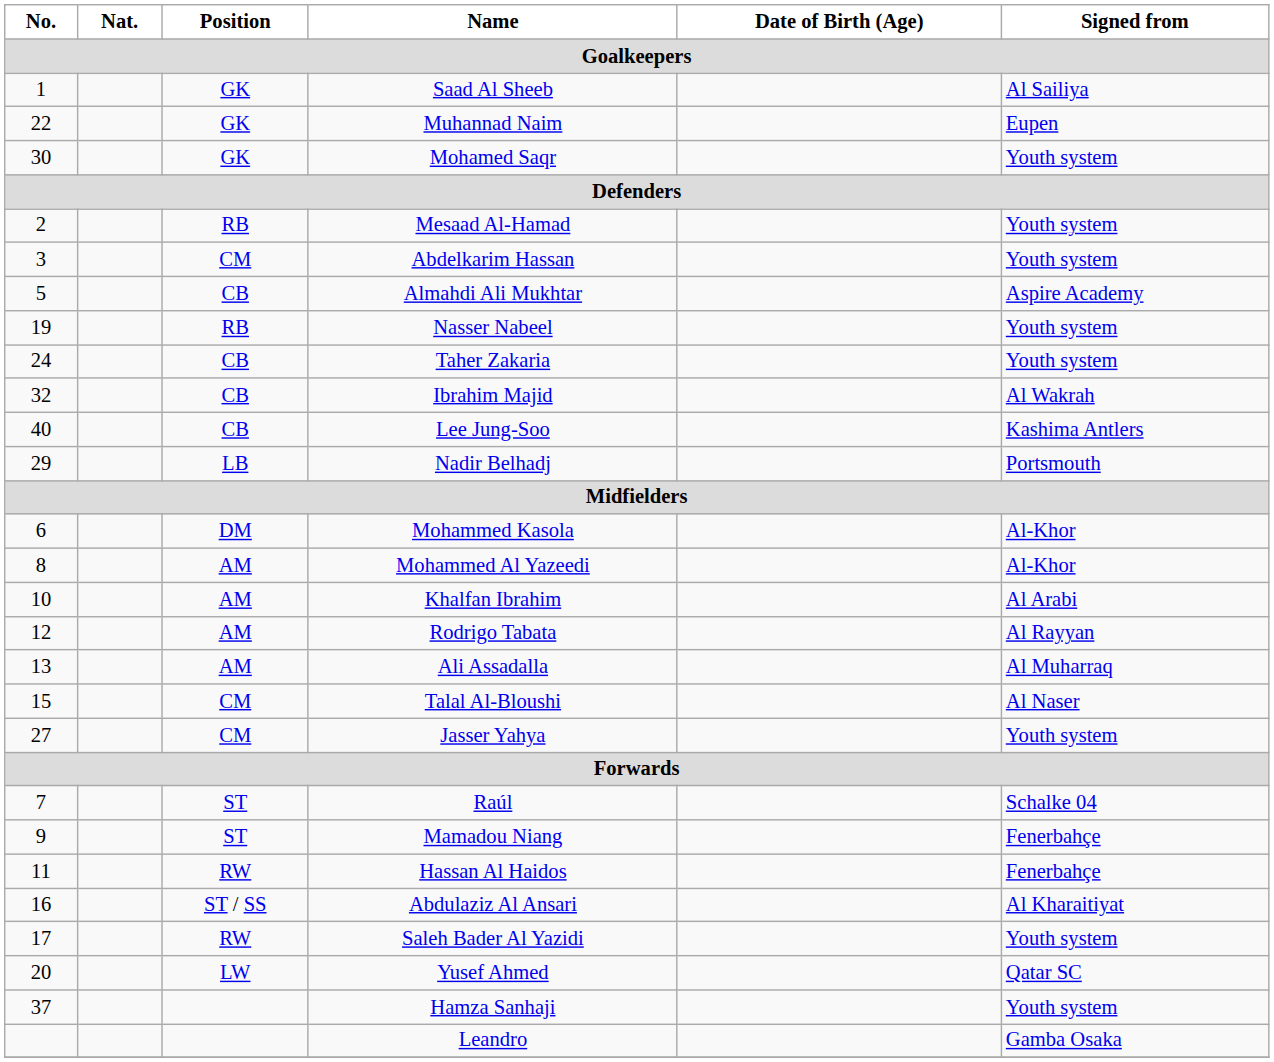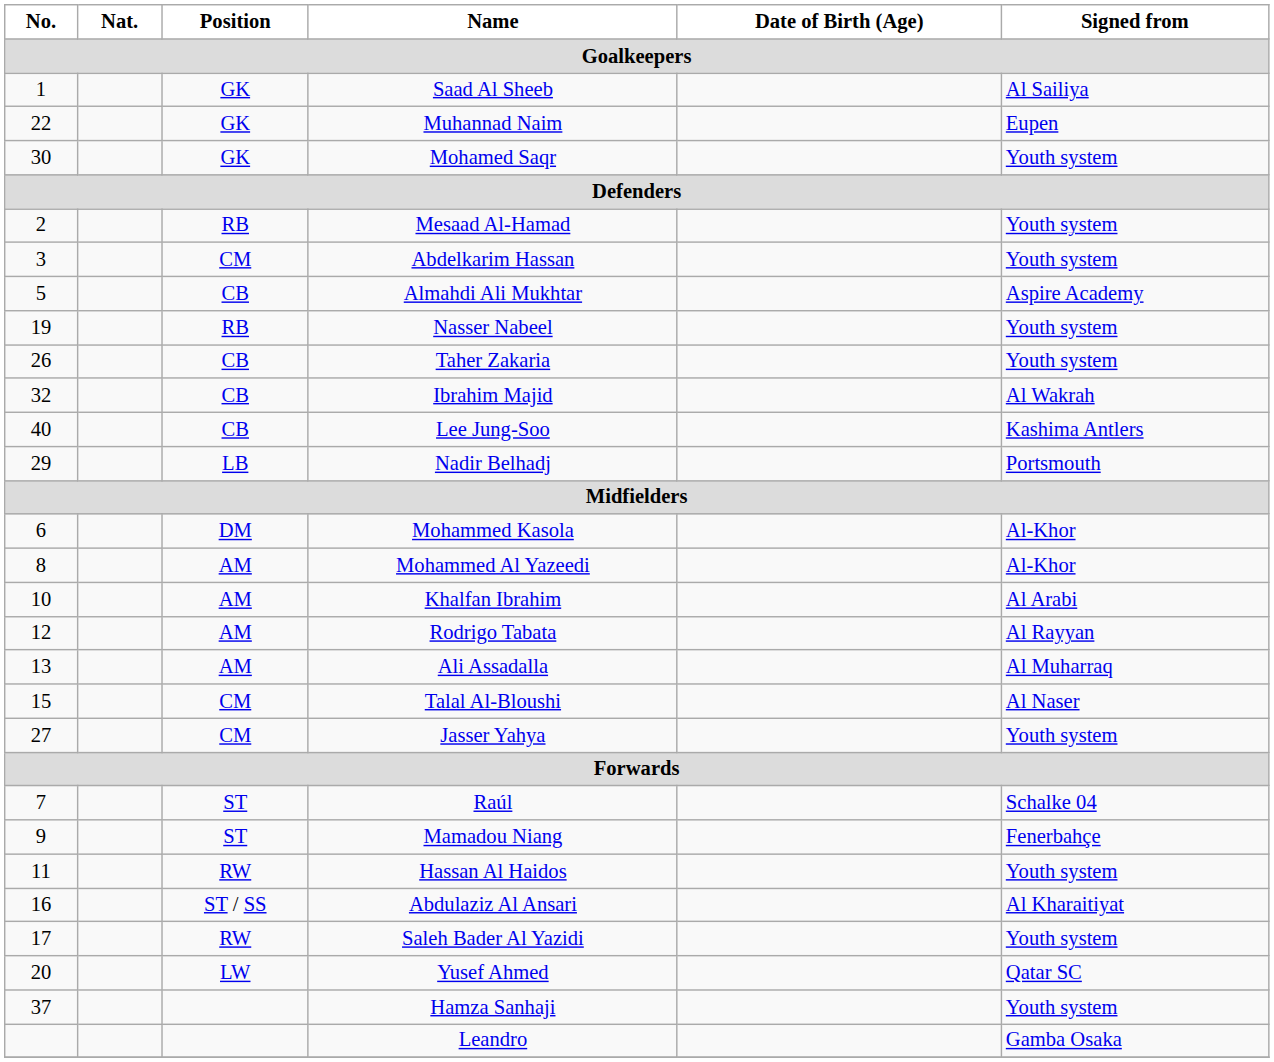(41, 361) 24 -> (41, 361) 26
(1053, 870) Fenerbahçe -> (1062, 870) Youth system
